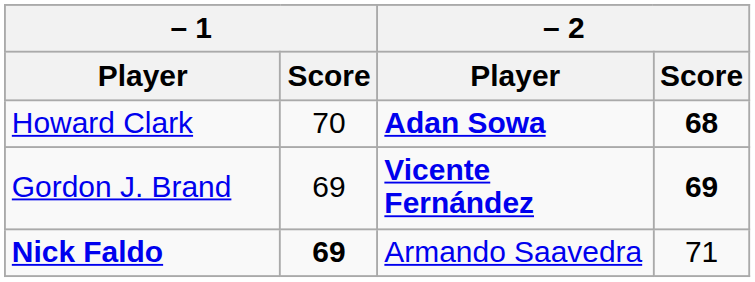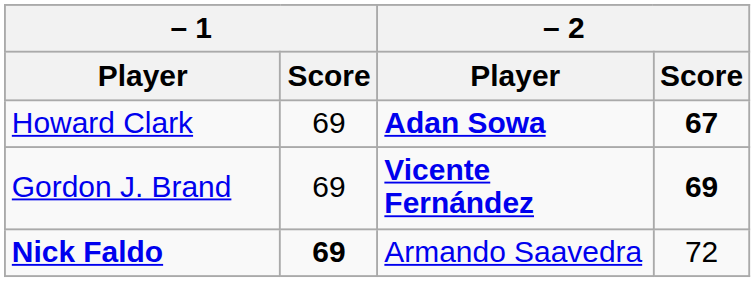(329, 123) 70 -> (329, 123) 69
(702, 123) 68 -> (702, 123) 67
(702, 251) 71 -> (702, 251) 72
